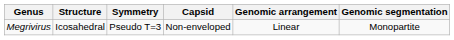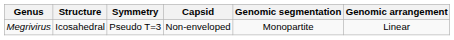columns swapped: (286, 12) <-> (395, 12)
